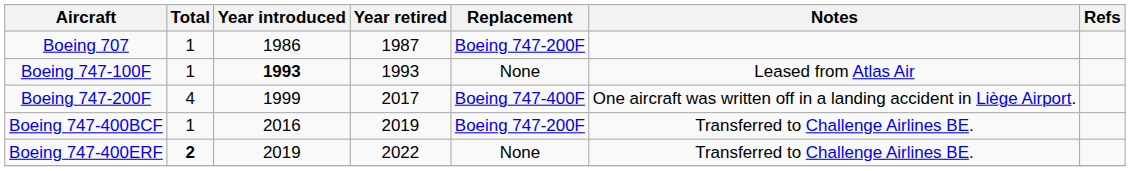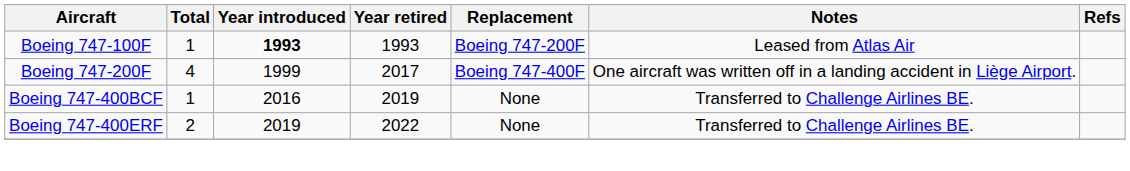- row: (86, 44)
(520, 71) None -> (520, 44) Boeing 747-200F
(520, 125) Boeing 747-200F -> (520, 98) None
(190, 152) bold -> (190, 125) normal
